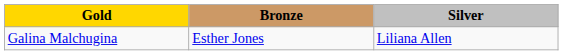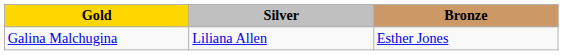columns swapped: (466, 15) <-> (281, 15)
